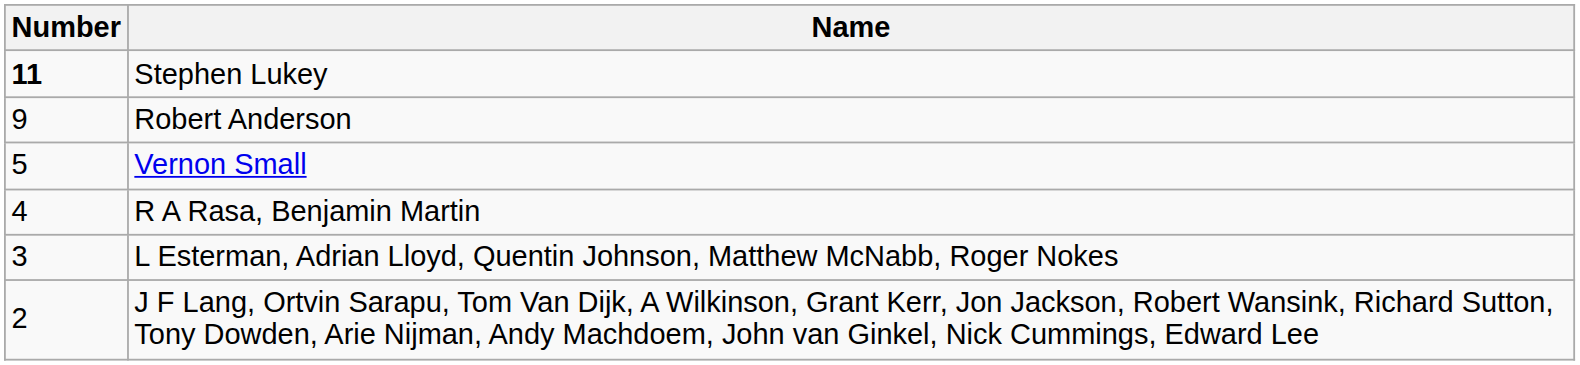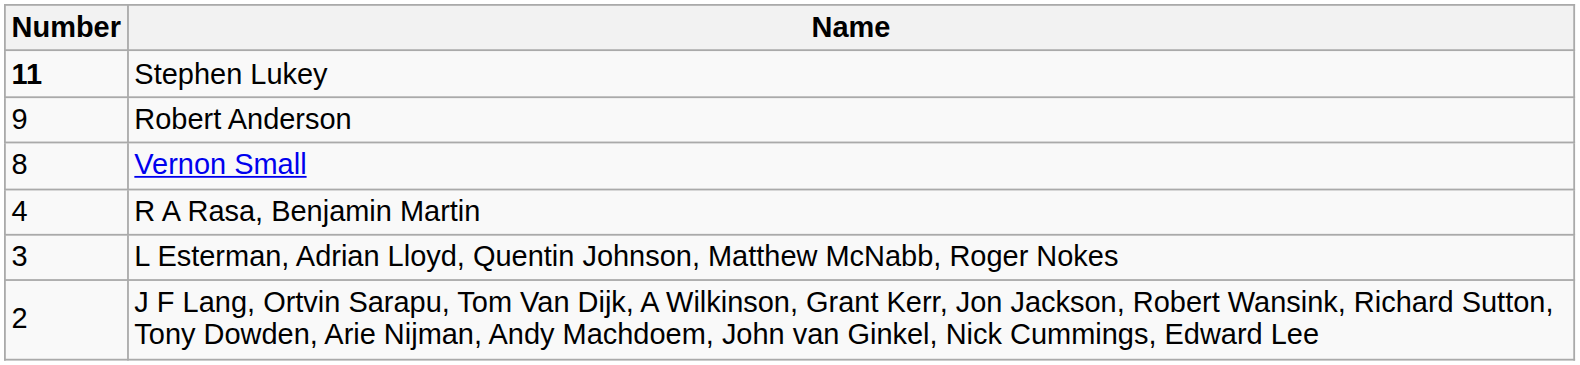(20, 165) 5 -> (20, 165) 8
